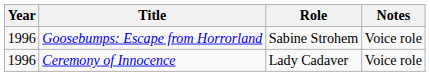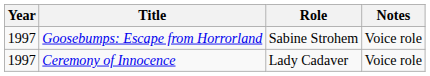(22, 37) 1996 -> (22, 37) 1997
(22, 60) 1996 -> (22, 60) 1997
